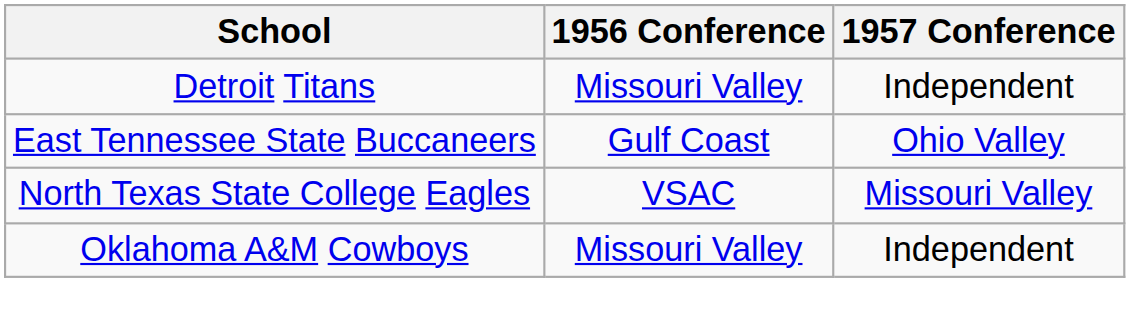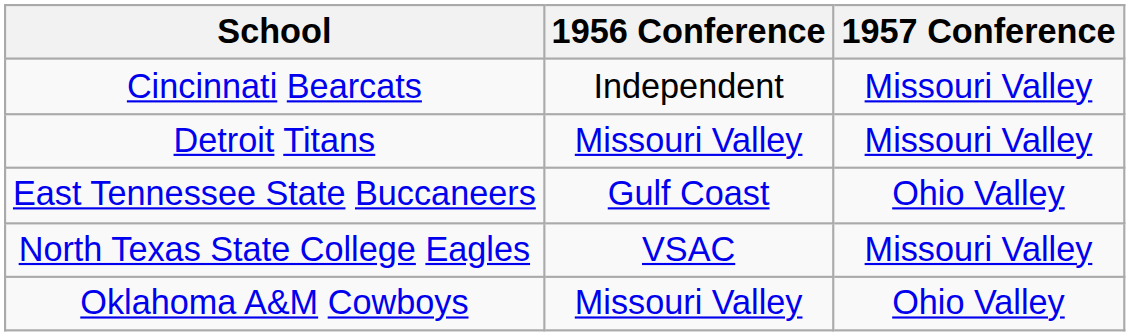+ row: (274, 85)
(978, 85) Independent -> (978, 140) Missouri Valley
(978, 248) Independent -> (978, 303) Ohio Valley
